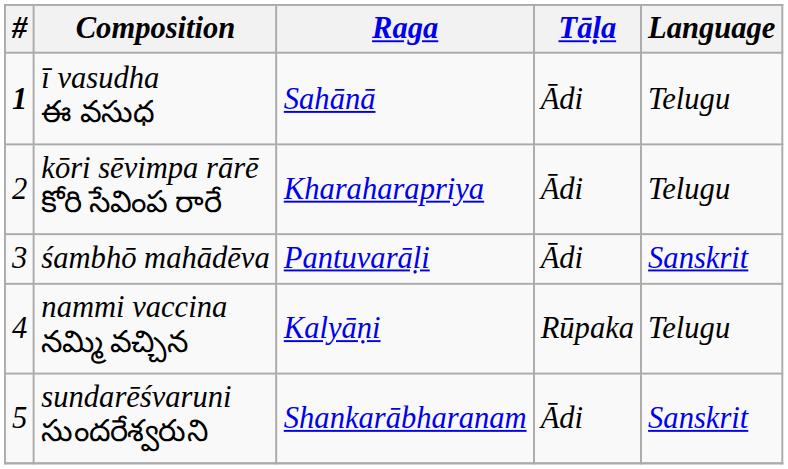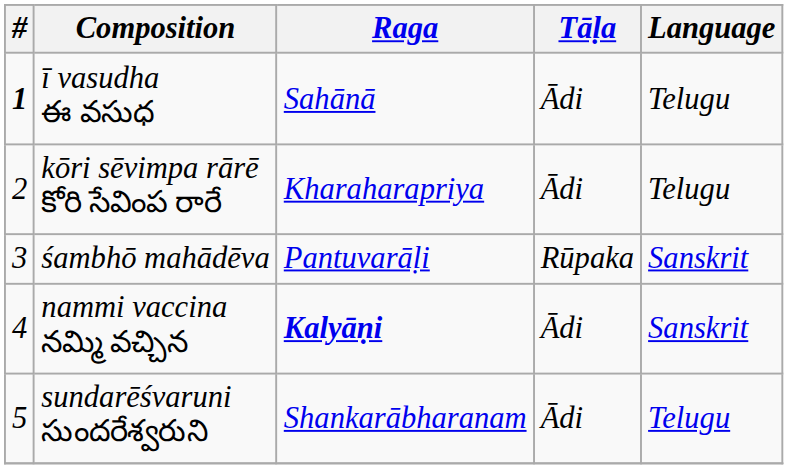(562, 258) Ādi -> (587, 258) Rūpaka
(332, 327) normal -> (333, 327) bold
(587, 327) Rūpaka -> (562, 327) Ādi
(689, 327) Telugu -> (698, 327) Sanskrit
(698, 418) Sanskrit -> (689, 418) Telugu
